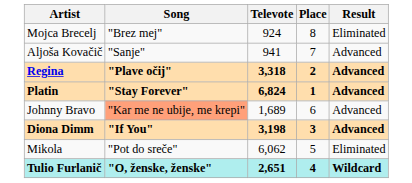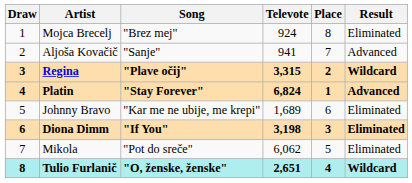+ column: (22, 14)
(272, 71) 3,318 -> (287, 71) 3,315
(358, 71) Advanced -> (372, 71) Wildcard
(176, 110) lightsalmon background -> (192, 110) no background
(357, 110) Advanced -> (374, 110) Eliminated
(358, 129) Advanced -> (376, 129) Eliminated
